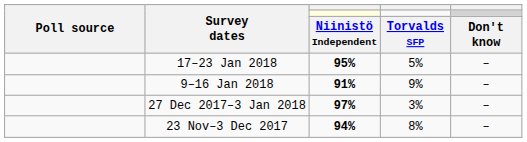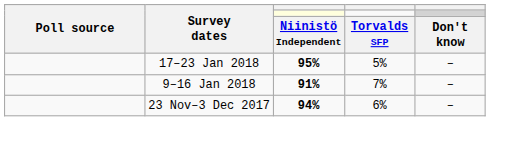(415, 85) 9% -> (380, 85) 7%
- row: (227, 106)
(415, 127) 8% -> (380, 106) 6%
